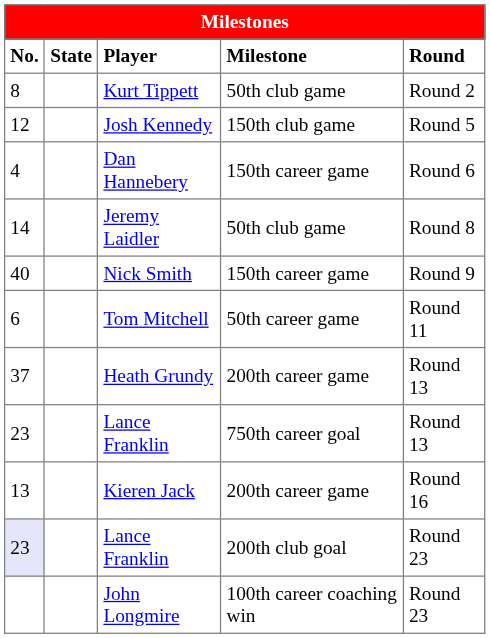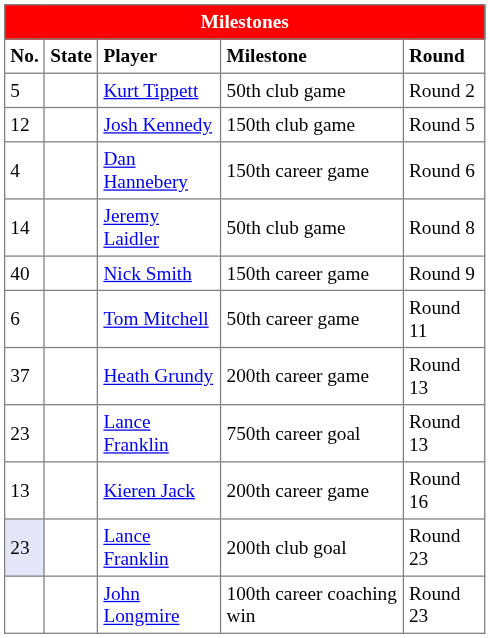(15, 90) 8 -> (15, 90) 5
